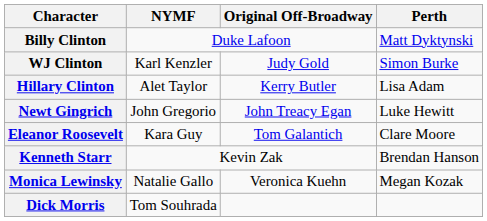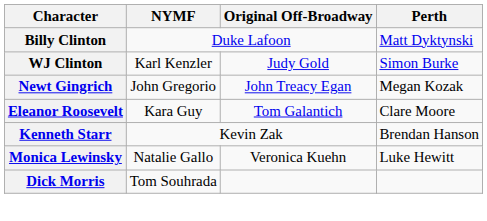- row: (65, 87)
(417, 110) Luke Hewitt -> (421, 87) Megan Kozak
(421, 181) Megan Kozak -> (417, 157) Luke Hewitt
